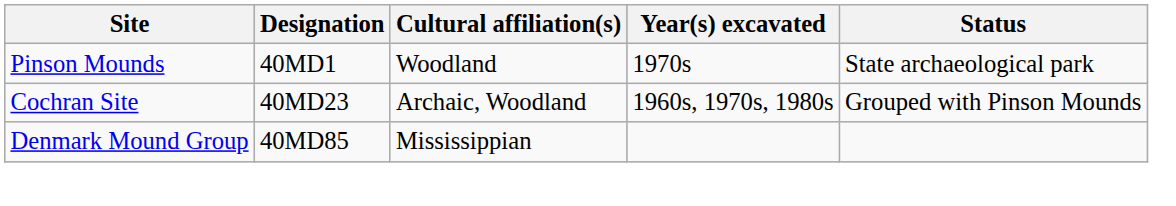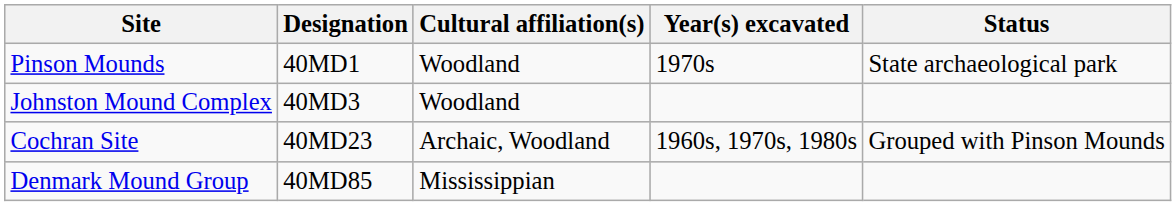+ row: (141, 102)
